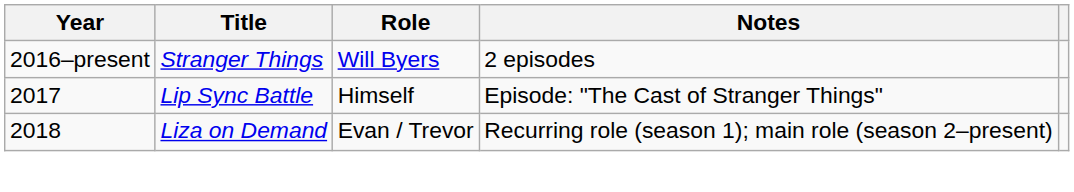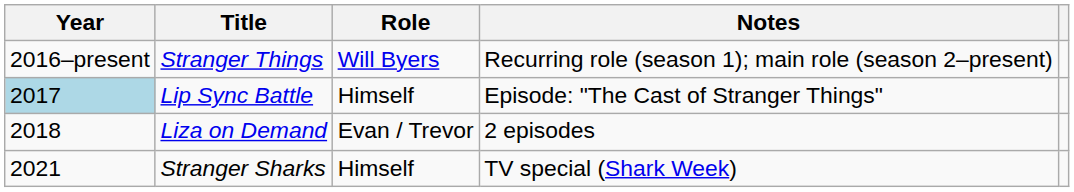(540, 58) 2 episodes -> (768, 58) Recurring role (season 1); main role (season 2–present)
(35, 95) no background -> (35, 95) lightblue background
(768, 131) Recurring role (season 1); main role (season 2–present) -> (540, 131) 2 episodes
+ row: (243, 167)
